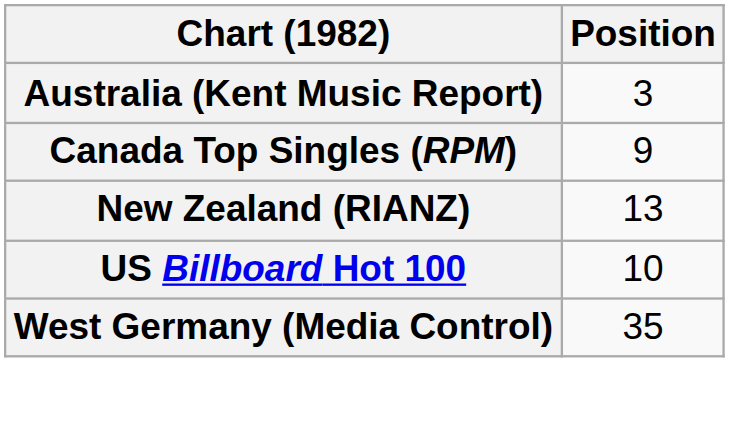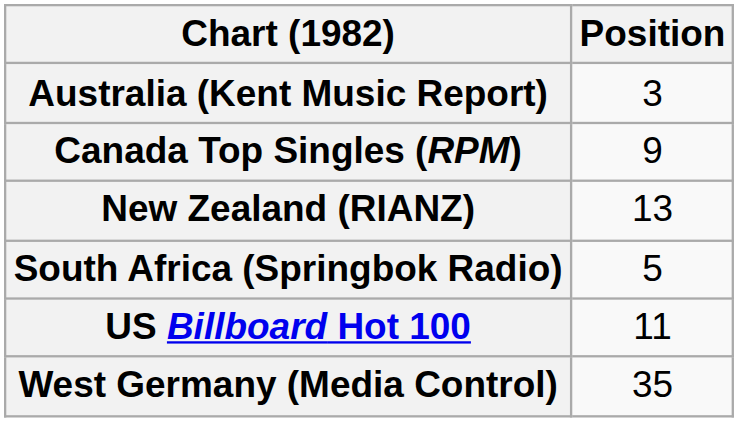+ row: (288, 268)
(643, 268) 10 -> (653, 326) 11
